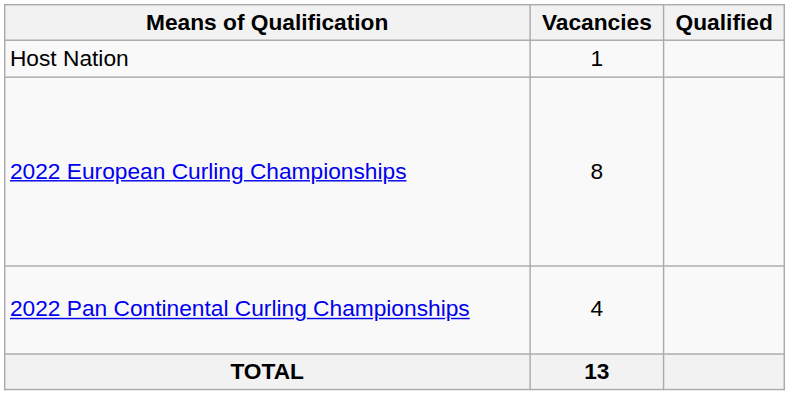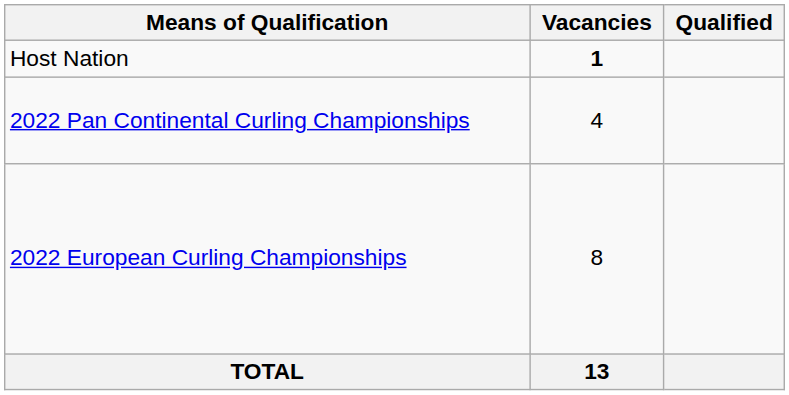(597, 58) normal -> (597, 58) bold
rows swapped: (240, 309) <-> (208, 171)
